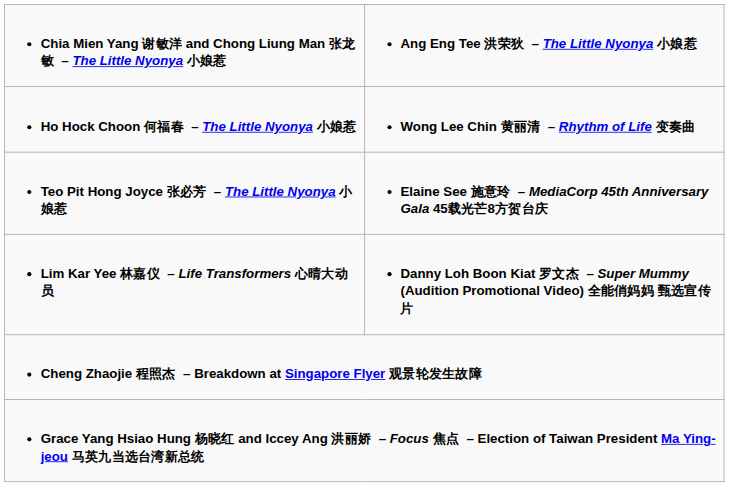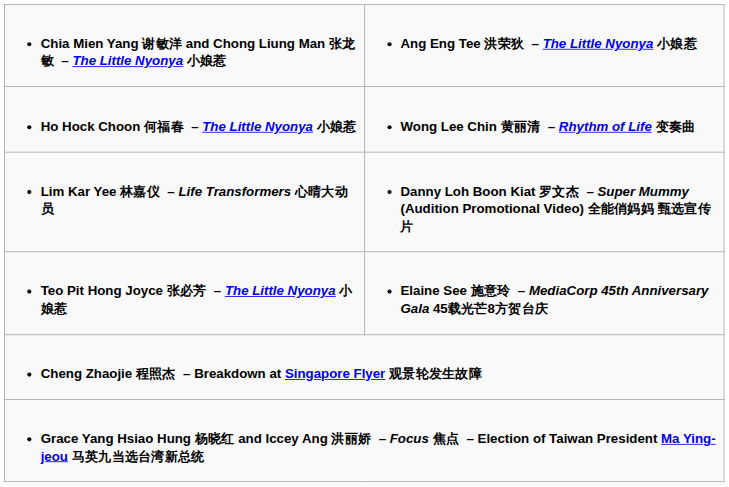rows swapped: (184, 201) <-> (184, 283)
